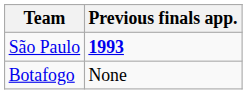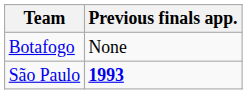rows swapped: (44, 46) <-> (42, 74)
